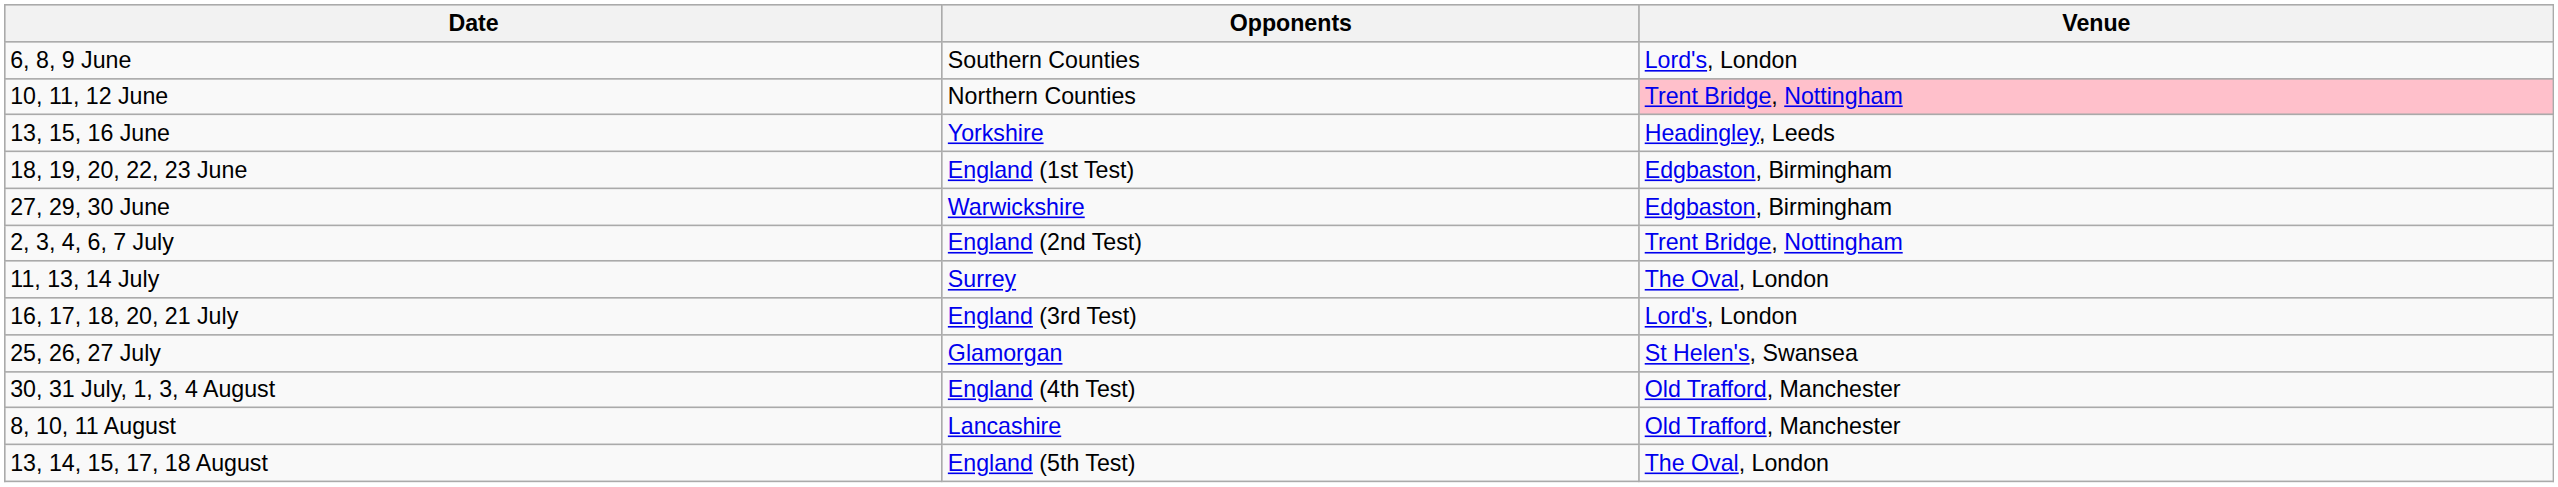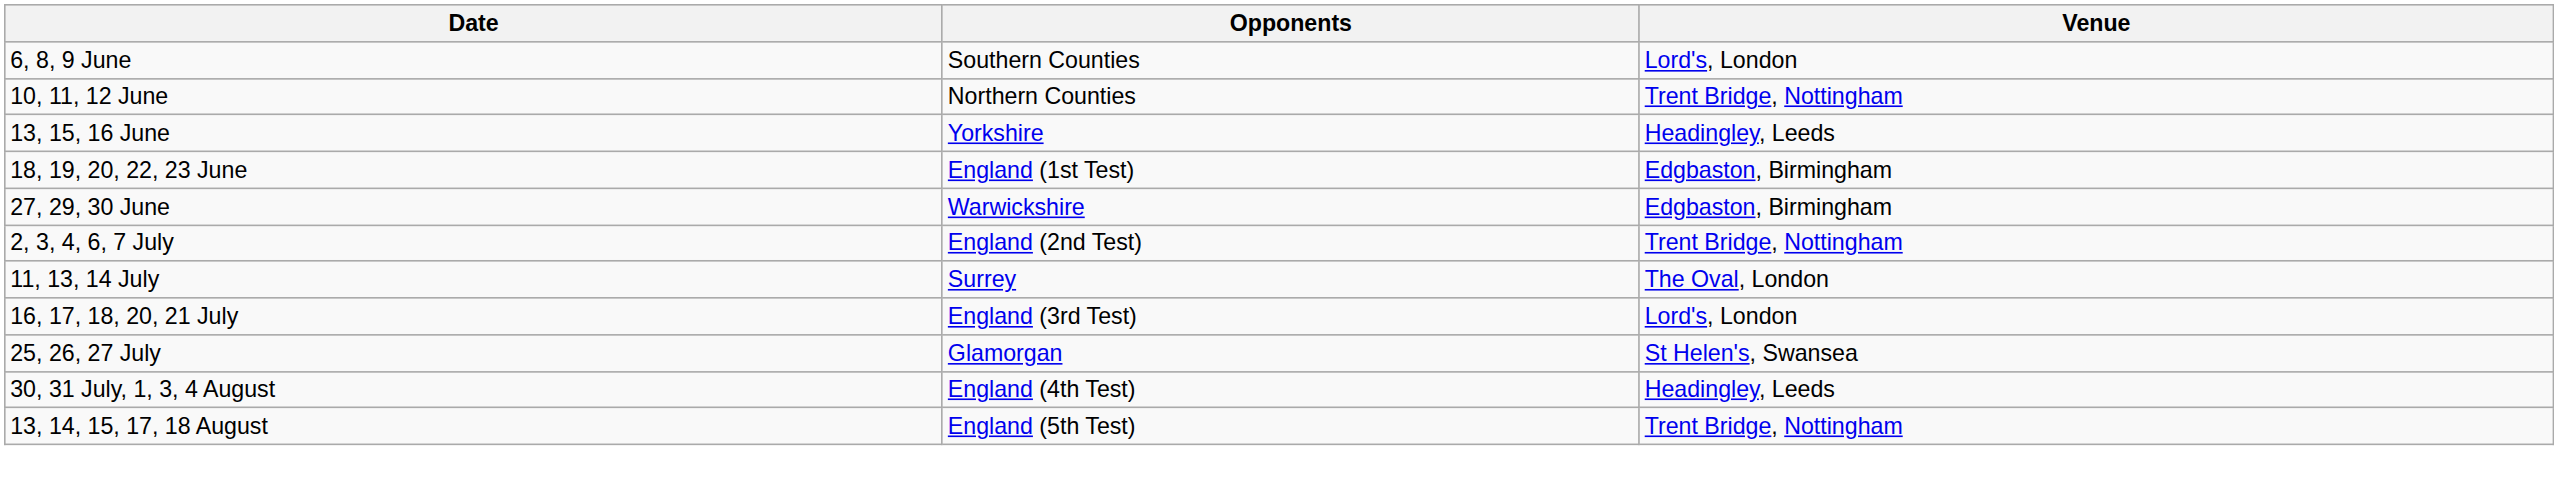(1774, 97) pink background -> (1774, 97) no background
(1773, 390) Old Trafford, Manchester -> (1740, 390) Headingley, Leeds
- row: (93, 426)
(1737, 463) The Oval, London -> (1774, 426) Trent Bridge, Nottingham
